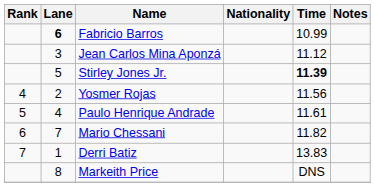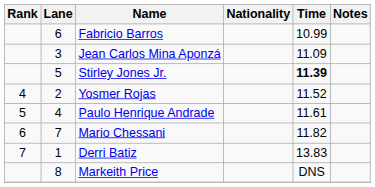(58, 34) bold -> (58, 34) normal
(312, 53) 11.12 -> (312, 53) 11.09
(312, 93) 11.56 -> (312, 93) 11.52
